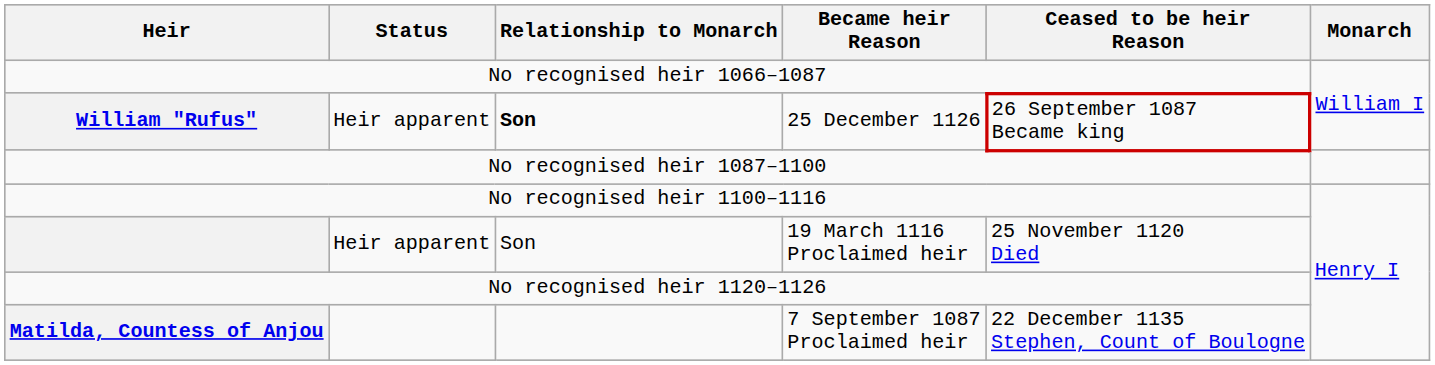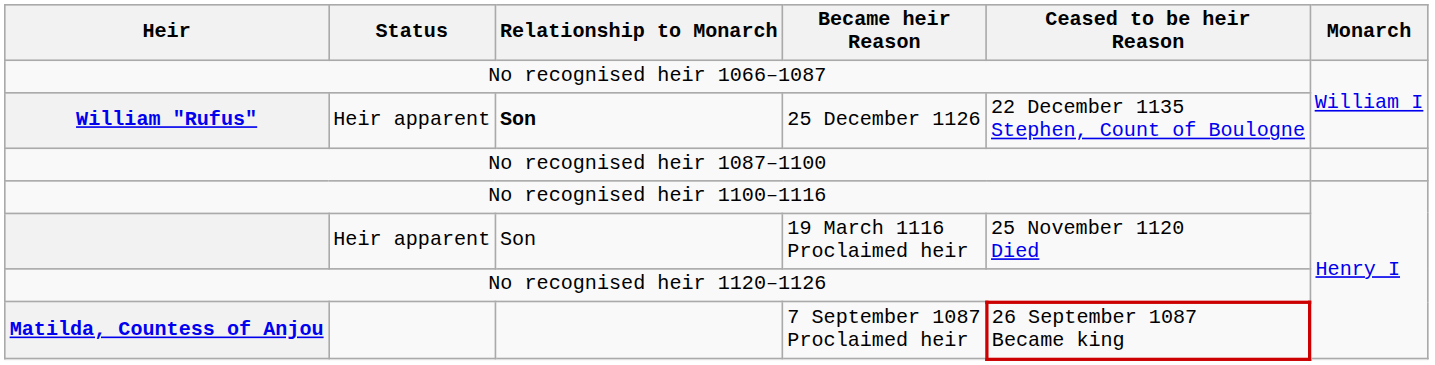(1094, 122) 26 September 1087 Became king -> (1148, 121) 22 December 1135 Stephen, Count of Boulogne
(1148, 332) 22 December 1135 Stephen, Count of Boulogne -> (1094, 330) 26 September 1087 Became king
